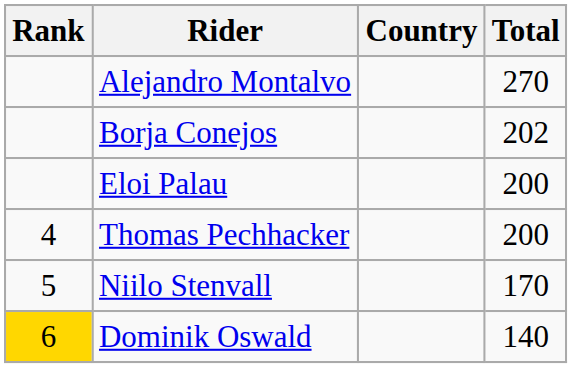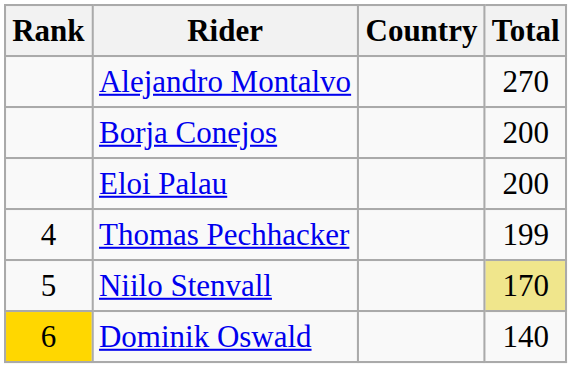(526, 132) 202 -> (526, 132) 200
(526, 234) 200 -> (526, 234) 199
(526, 285) no background -> (526, 285) khaki background
